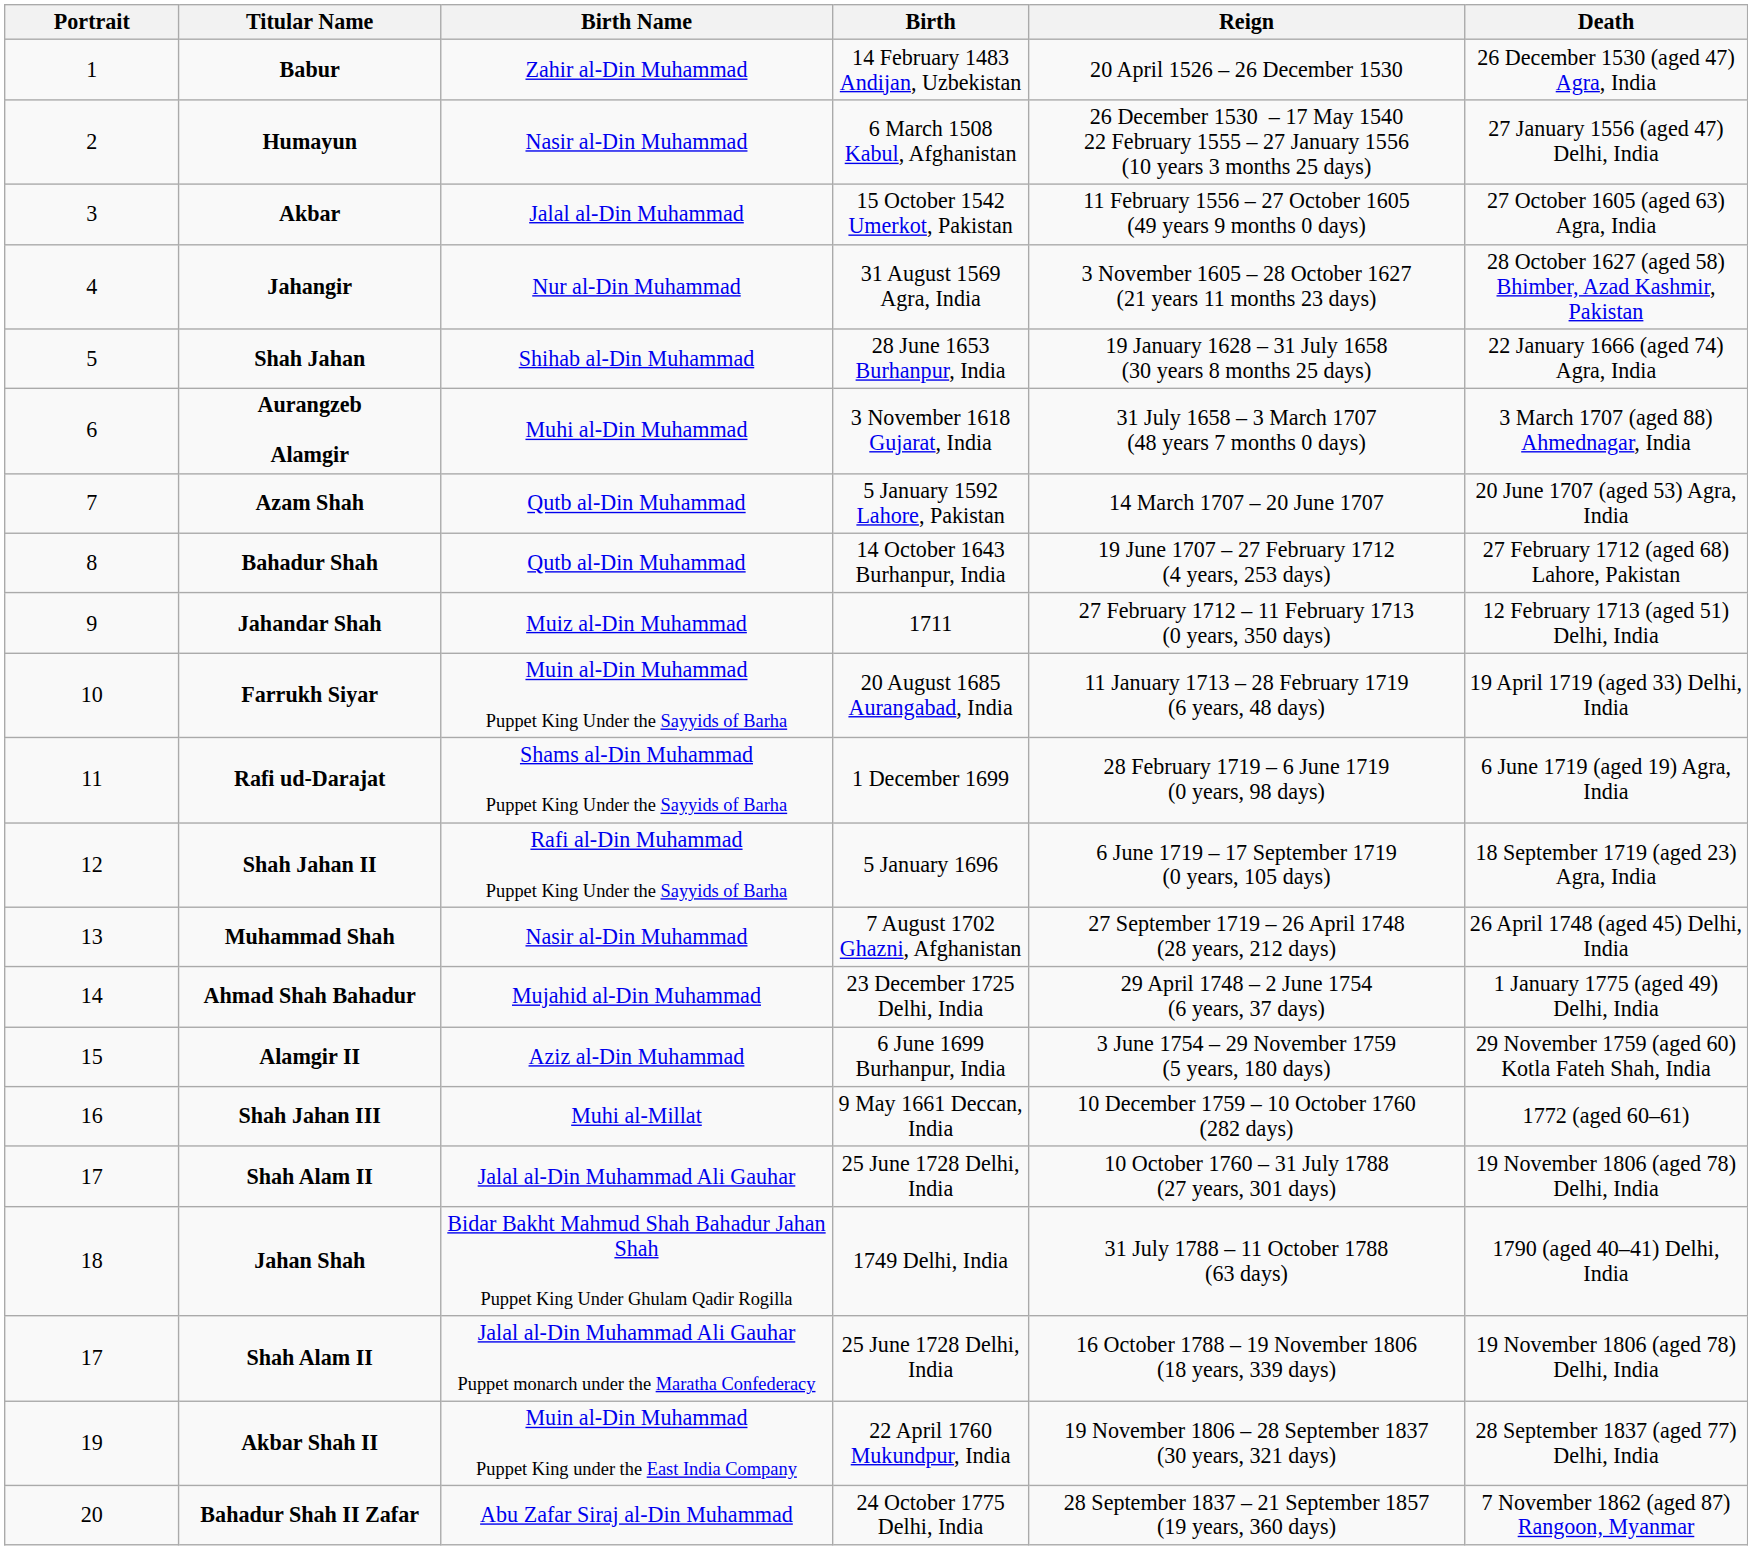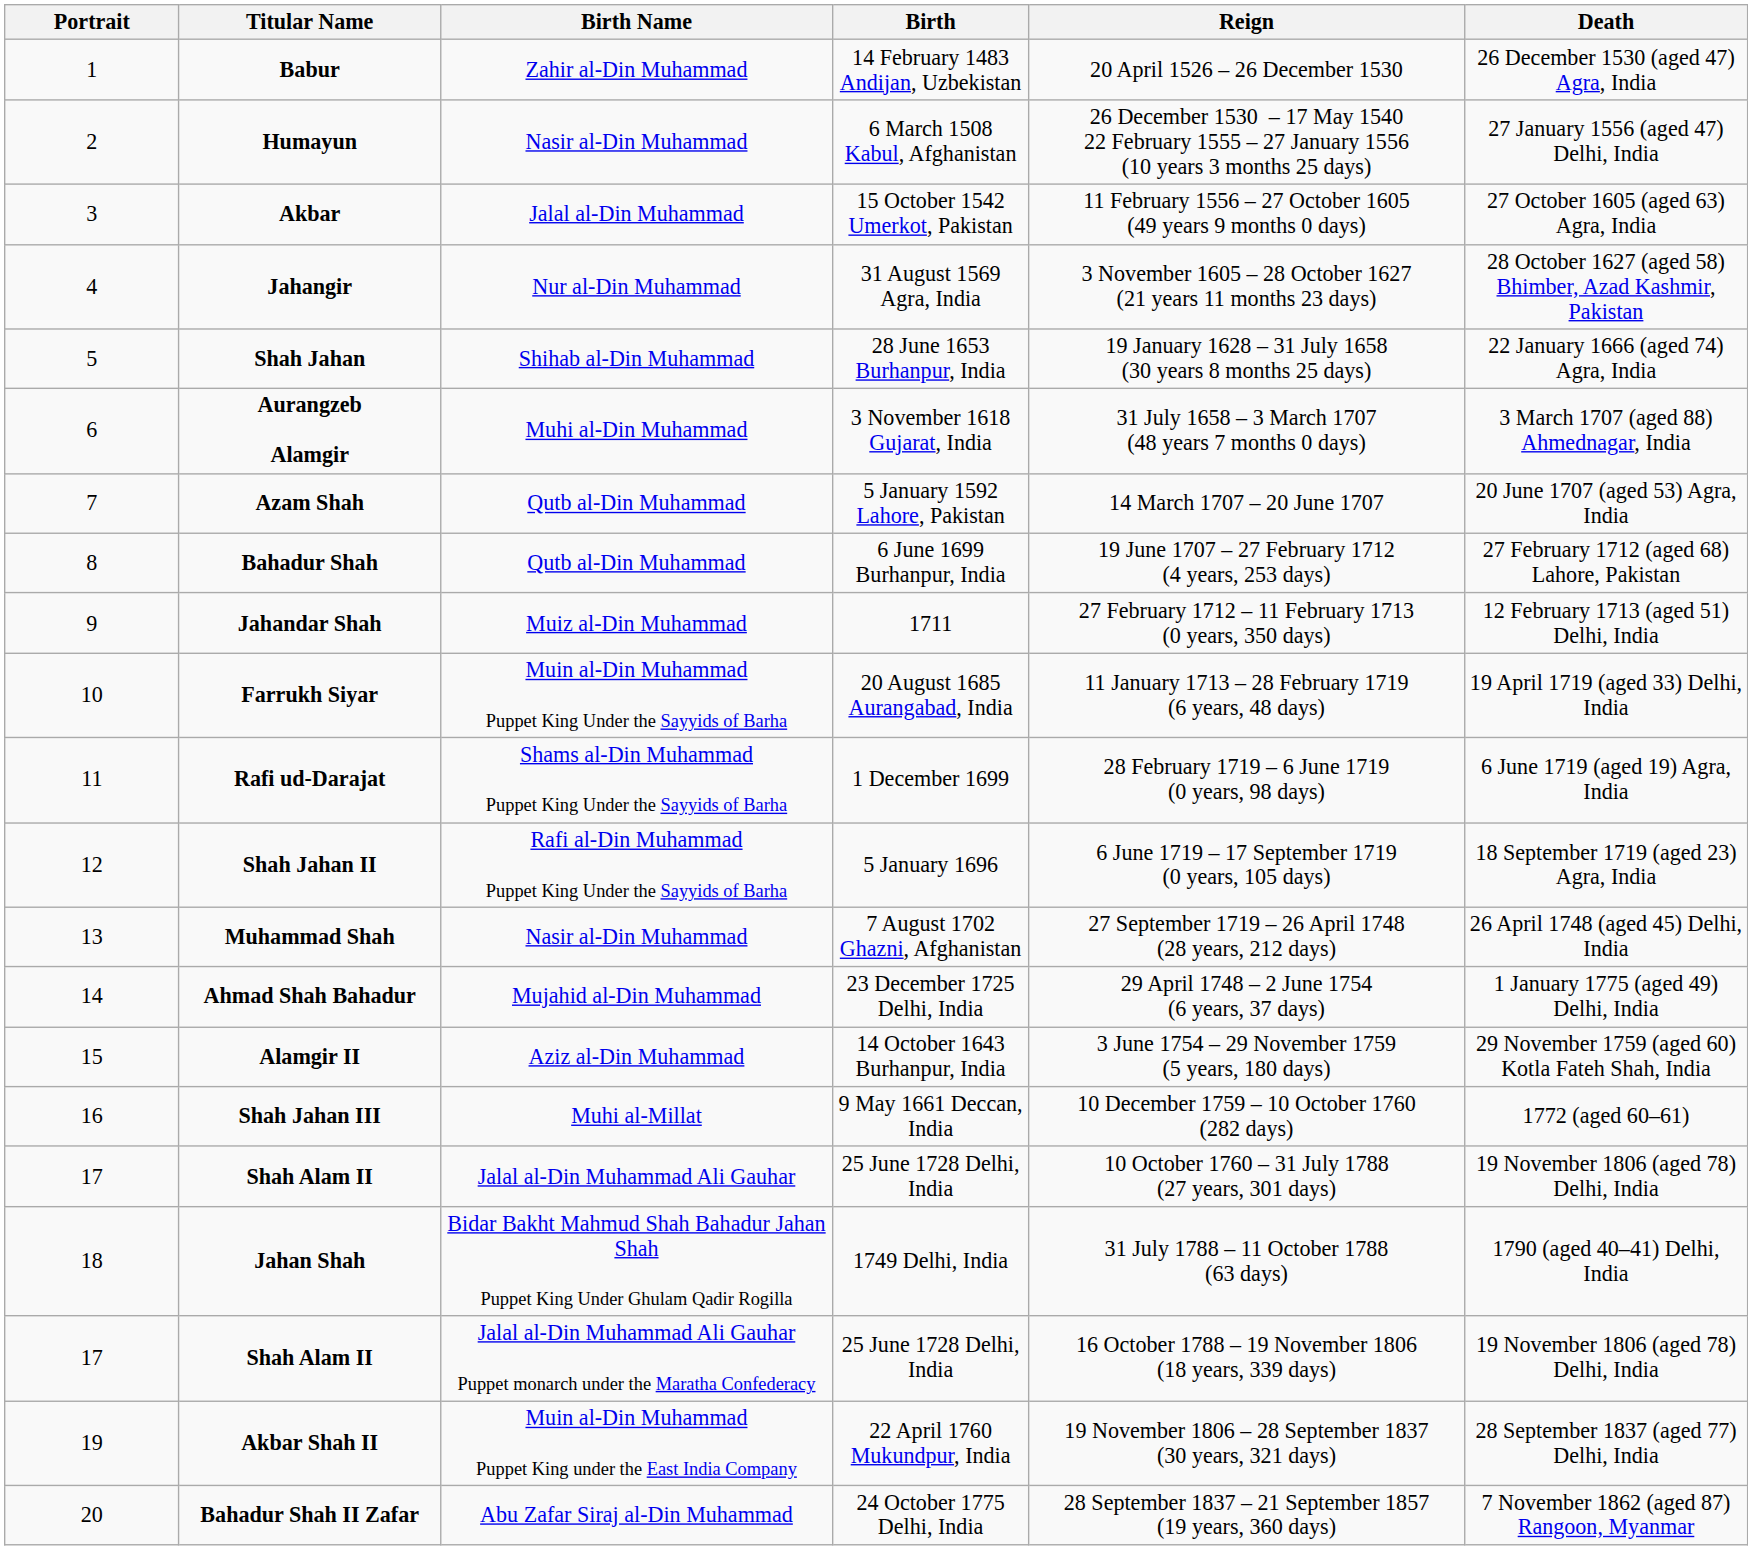(931, 562) 14 October 1643 Burhanpur, India -> (931, 562) 6 June 1699 Burhanpur, India
(931, 1056) 6 June 1699 Burhanpur, India -> (931, 1056) 14 October 1643 Burhanpur, India
